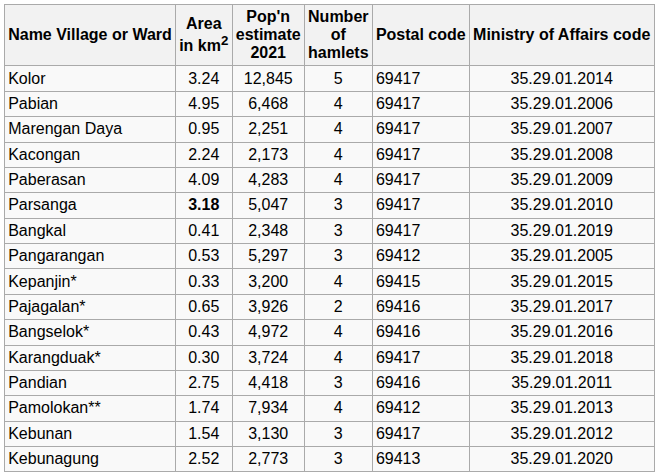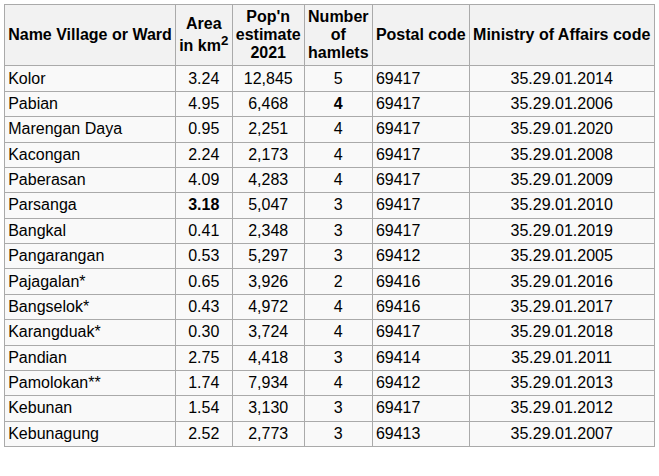(338, 103) normal -> (338, 103) bold
(562, 129) 35.29.01.2007 -> (562, 129) 35.29.01.2020
- row: (42, 281)
(562, 306) 35.29.01.2017 -> (562, 281) 35.29.01.2016
(562, 332) 35.29.01.2016 -> (562, 306) 35.29.01.2017
(398, 383) 69416 -> (398, 357) 69414
(562, 459) 35.29.01.2020 -> (562, 433) 35.29.01.2007
